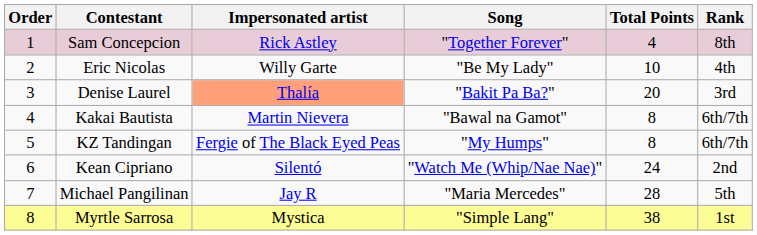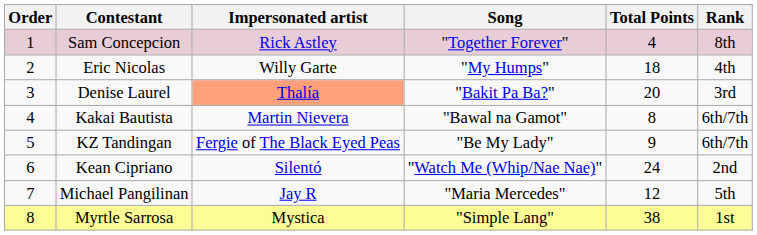(505, 67) "Be My Lady" -> (505, 67) "My Humps"
(652, 67) 10 -> (652, 67) 18
(505, 143) "My Humps" -> (505, 143) "Be My Lady"
(652, 143) 8 -> (652, 143) 9
(652, 193) 28 -> (652, 193) 12
